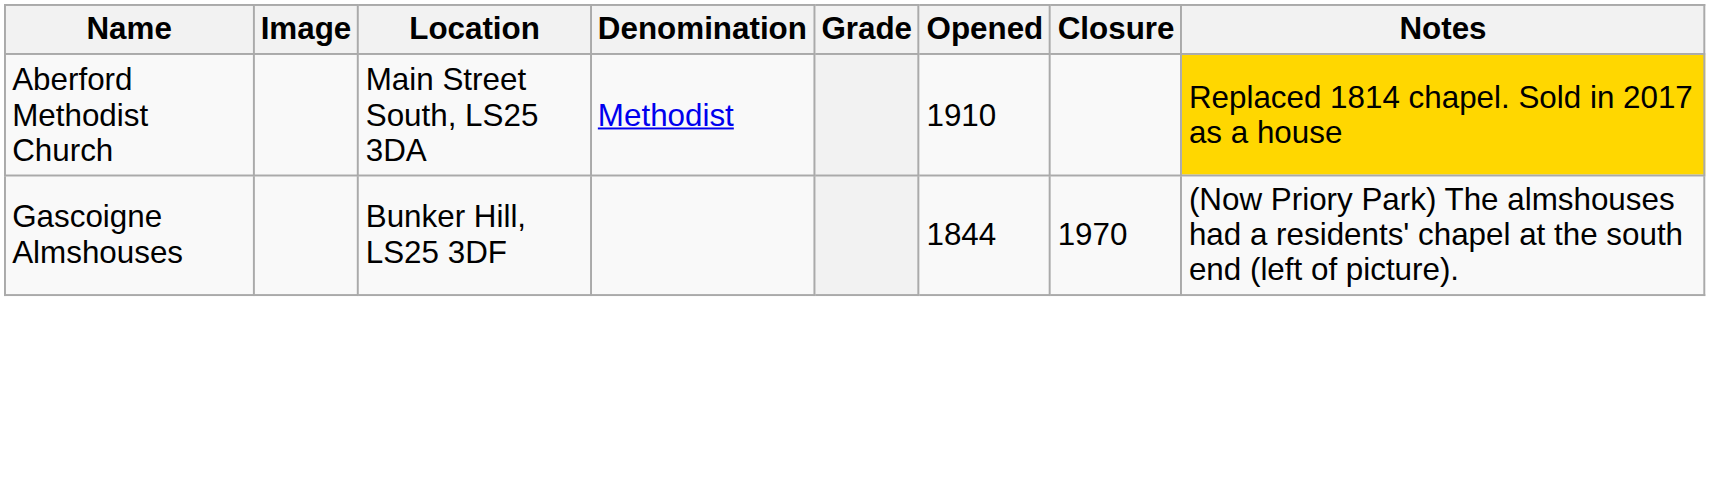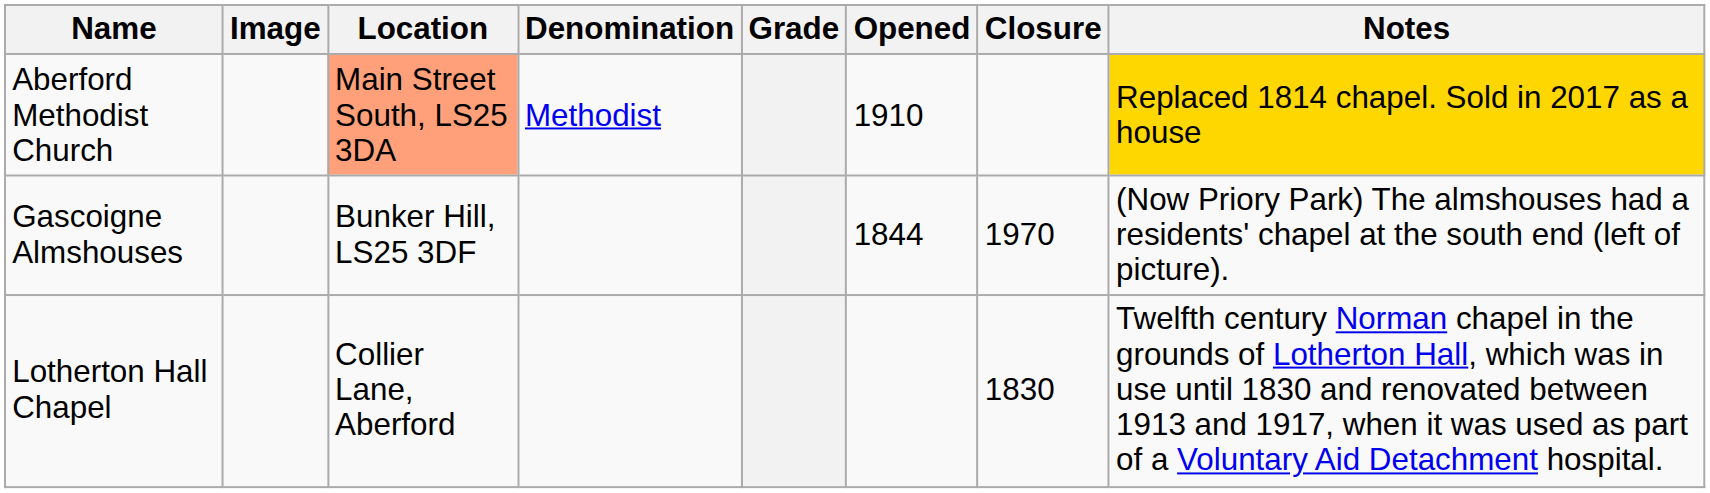(452, 114) no background -> (421, 114) lightsalmon background
+ row: (110, 390)
